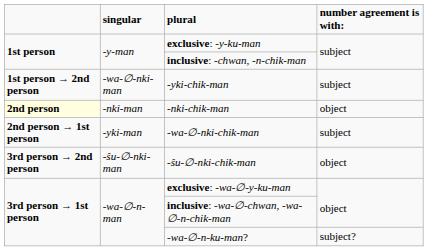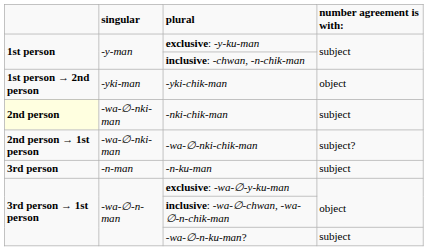(128, 85) -wa-∅-nki-man -> (121, 84) -yki-man
(335, 84) subject -> (333, 84) object
(123, 108) -nki-man -> (127, 115) -wa-∅-nki-man
(333, 108) object -> (335, 114) subject
(122, 132) -yki-man -> (127, 145) -wa-∅-nki-man
(335, 132) subject -> (337, 145) subject?
+ row: (189, 169)
- row: (211, 163)
(338, 236) subject? -> (335, 236) subject
